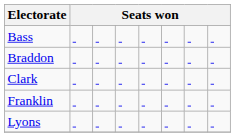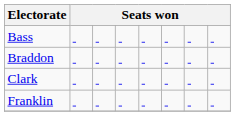- row: (24, 121)
